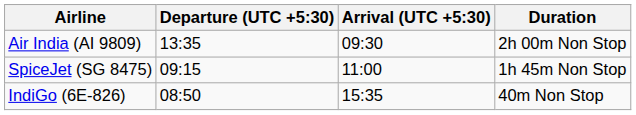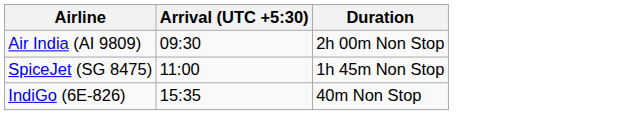- column: (247, 17)
